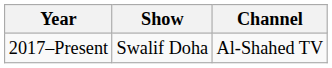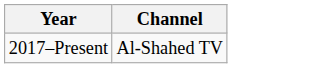- column: (162, 18)
